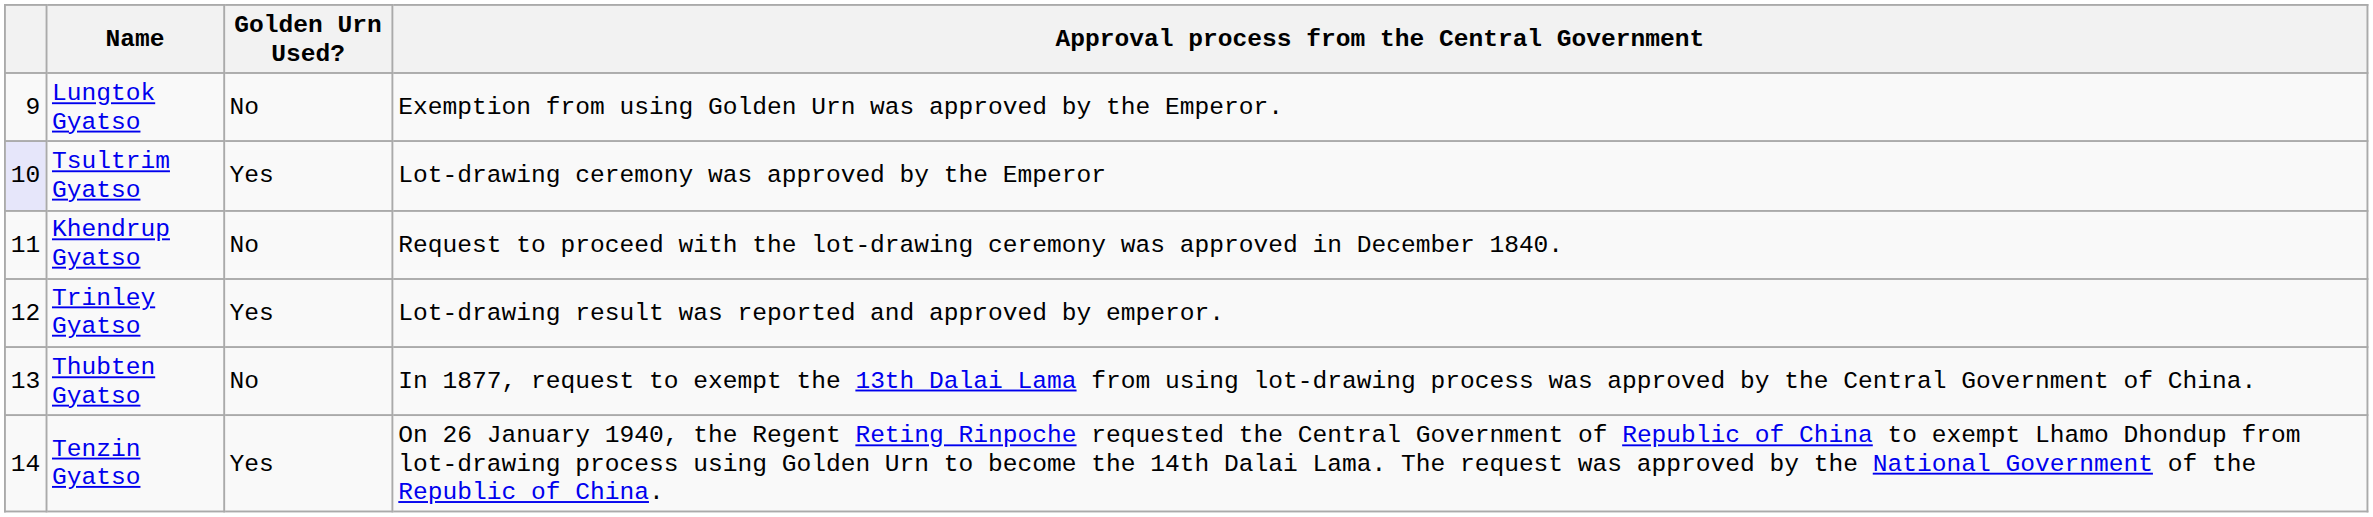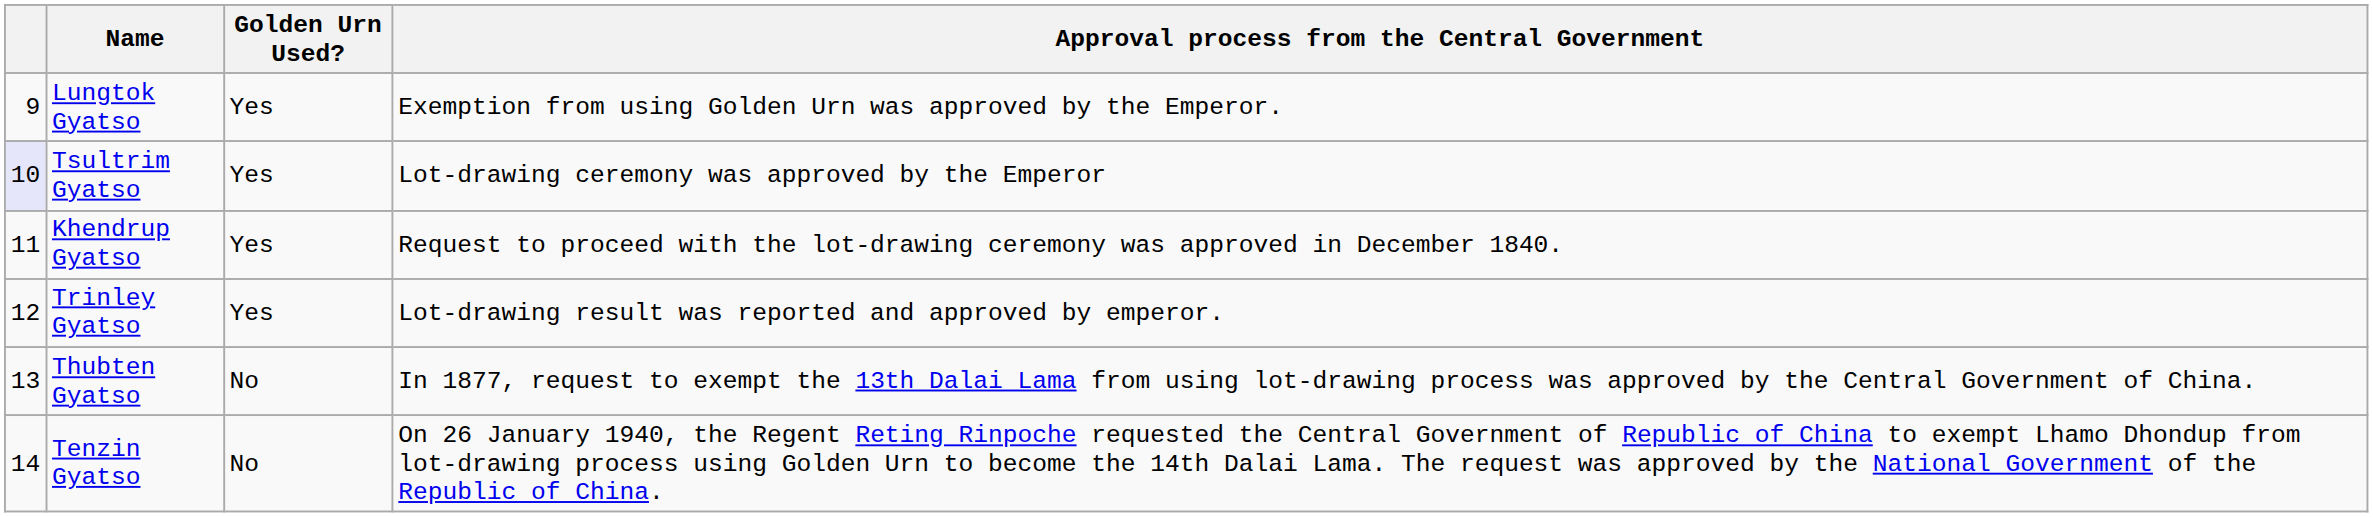(244, 108) No -> (252, 108) Yes
(244, 244) No -> (252, 244) Yes
(252, 464) Yes -> (244, 464) No
